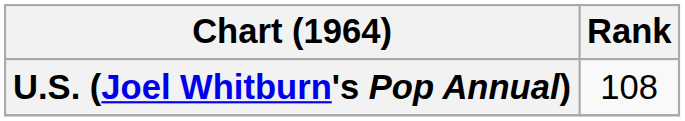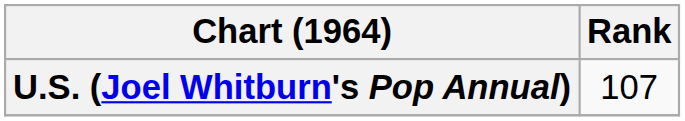(629, 86) 108 -> (629, 86) 107
